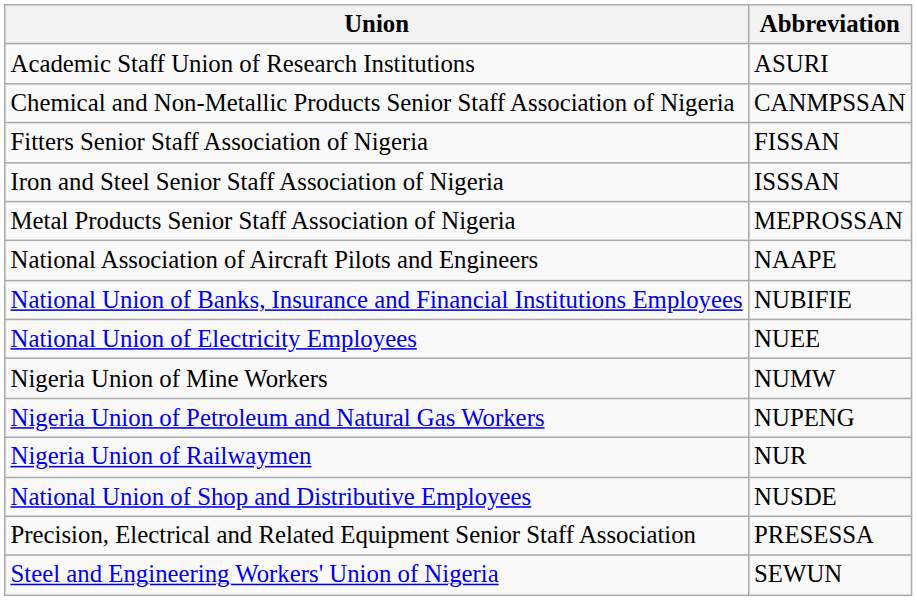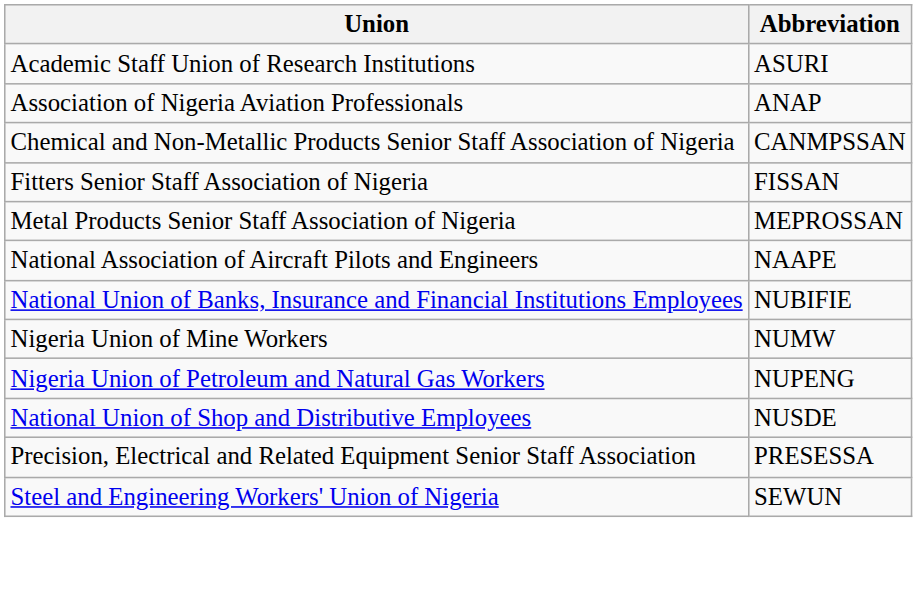+ row: (237, 102)
- row: (257, 181)
- row: (214, 338)
- row: (161, 456)
